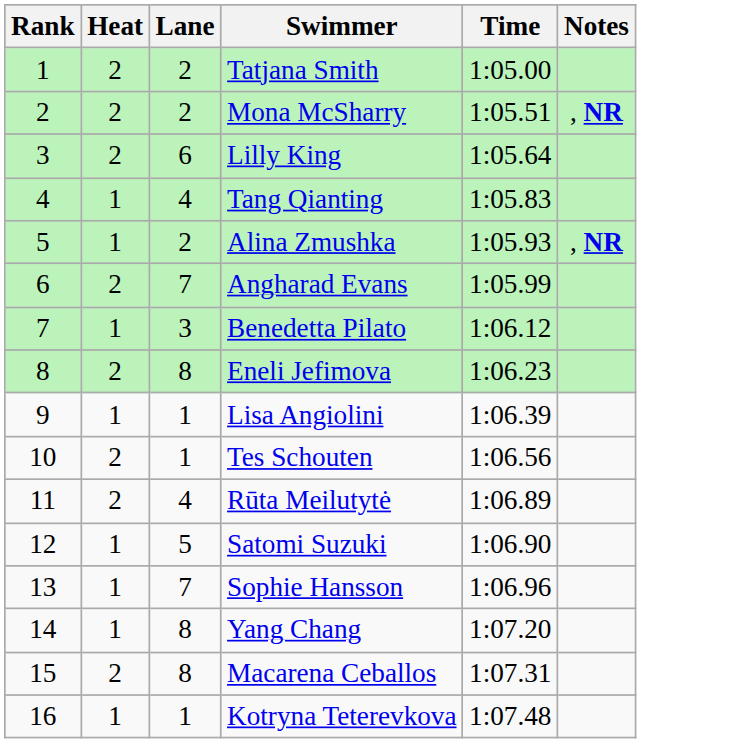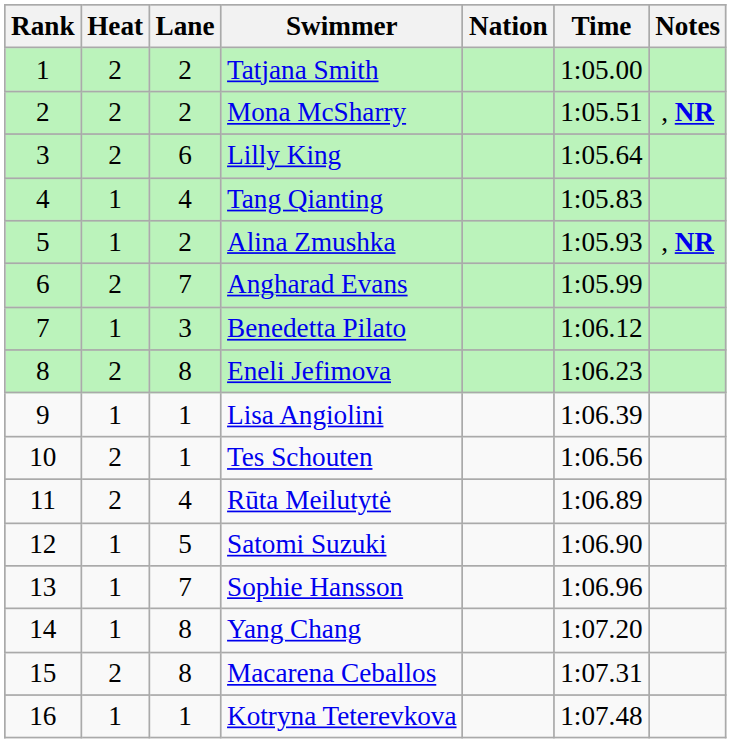+ column: (508, 26)
